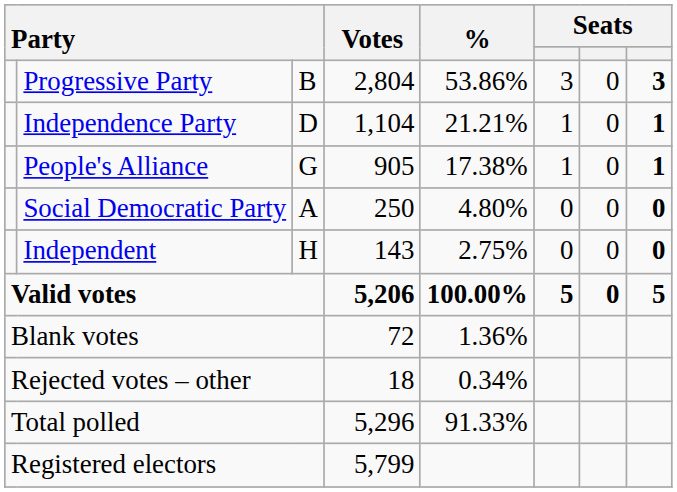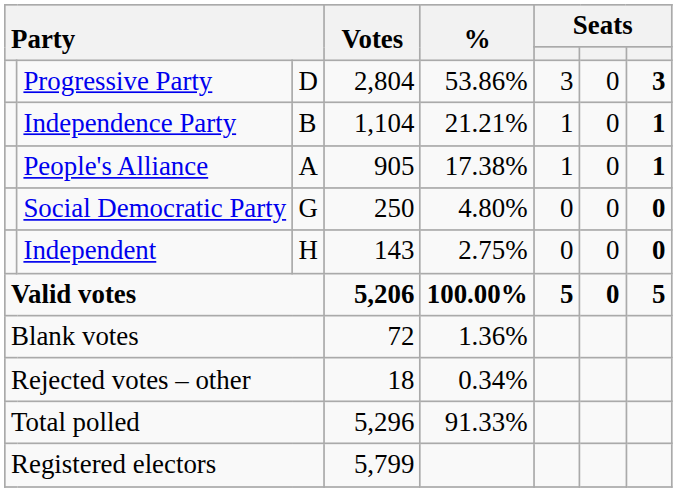(308, 80) B -> (308, 80) D
(308, 123) D -> (308, 123) B
(308, 166) G -> (308, 166) A
(308, 208) A -> (308, 208) G
